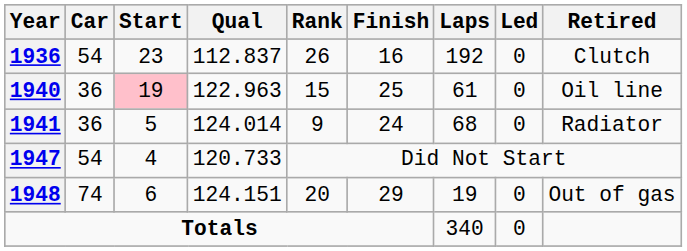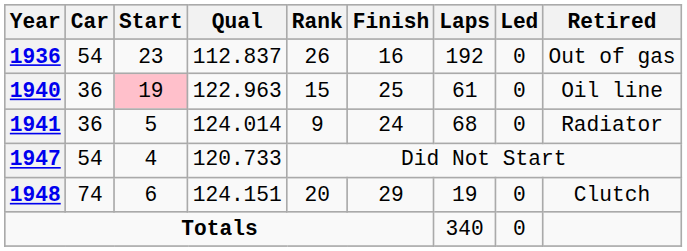(612, 57) Clutch -> (612, 57) Out of gas
(612, 195) Out of gas -> (612, 195) Clutch
